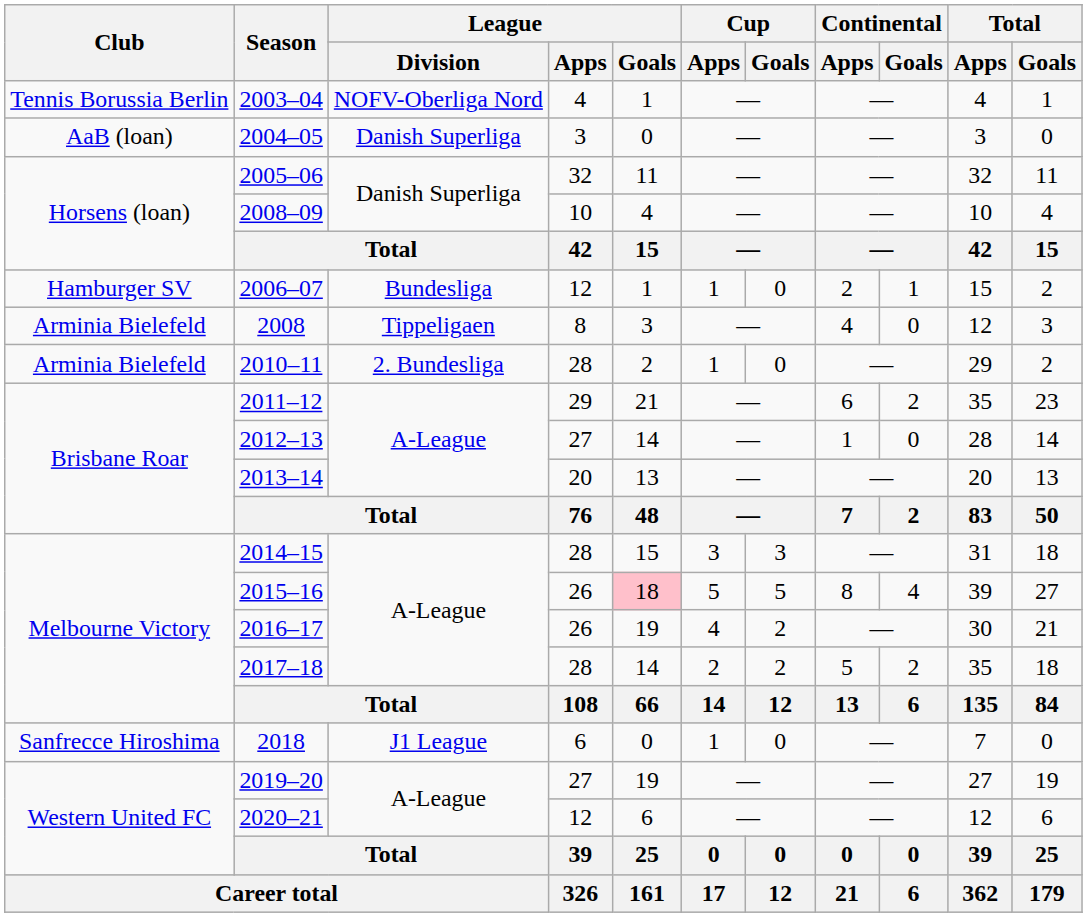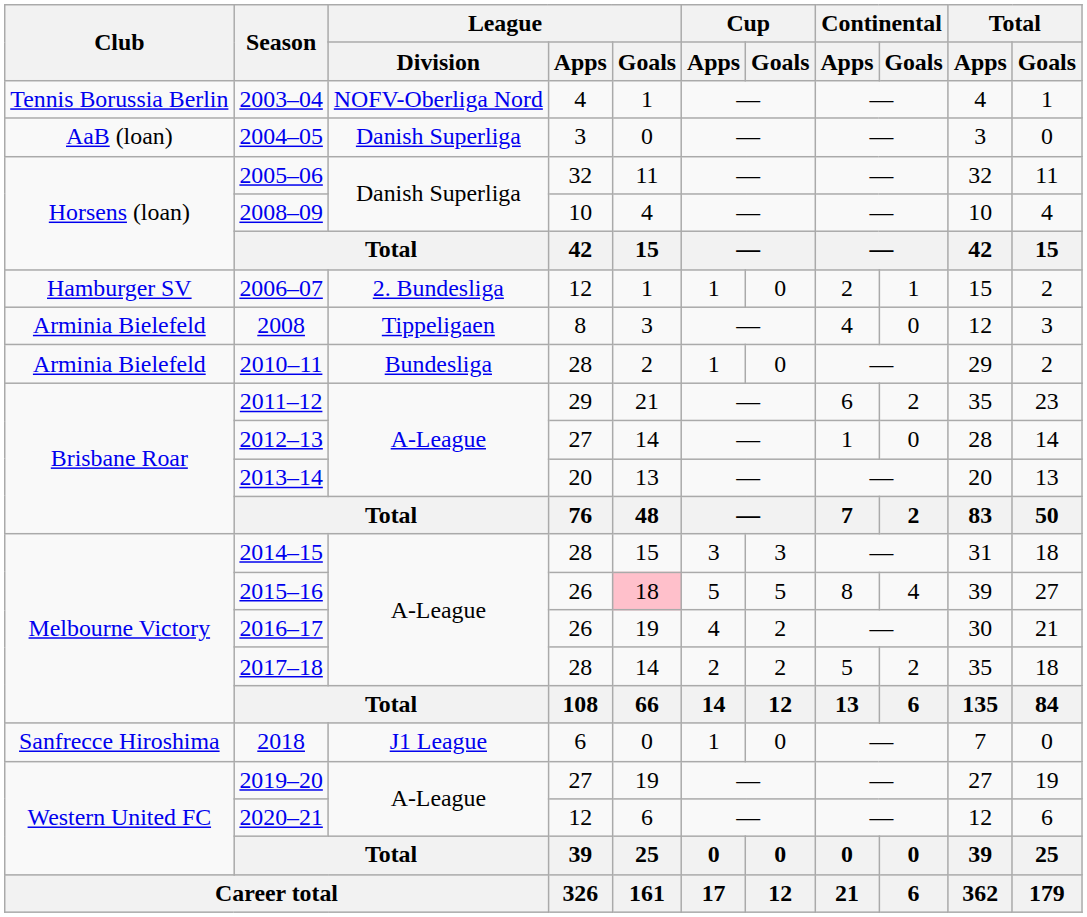(438, 288) Bundesliga -> (438, 288) 2. Bundesliga
(438, 363) 2. Bundesliga -> (438, 363) Bundesliga
